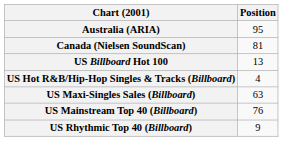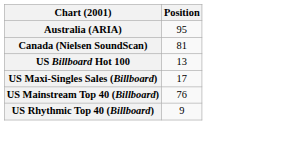- row: (121, 78)
(258, 95) 63 -> (182, 78) 17
